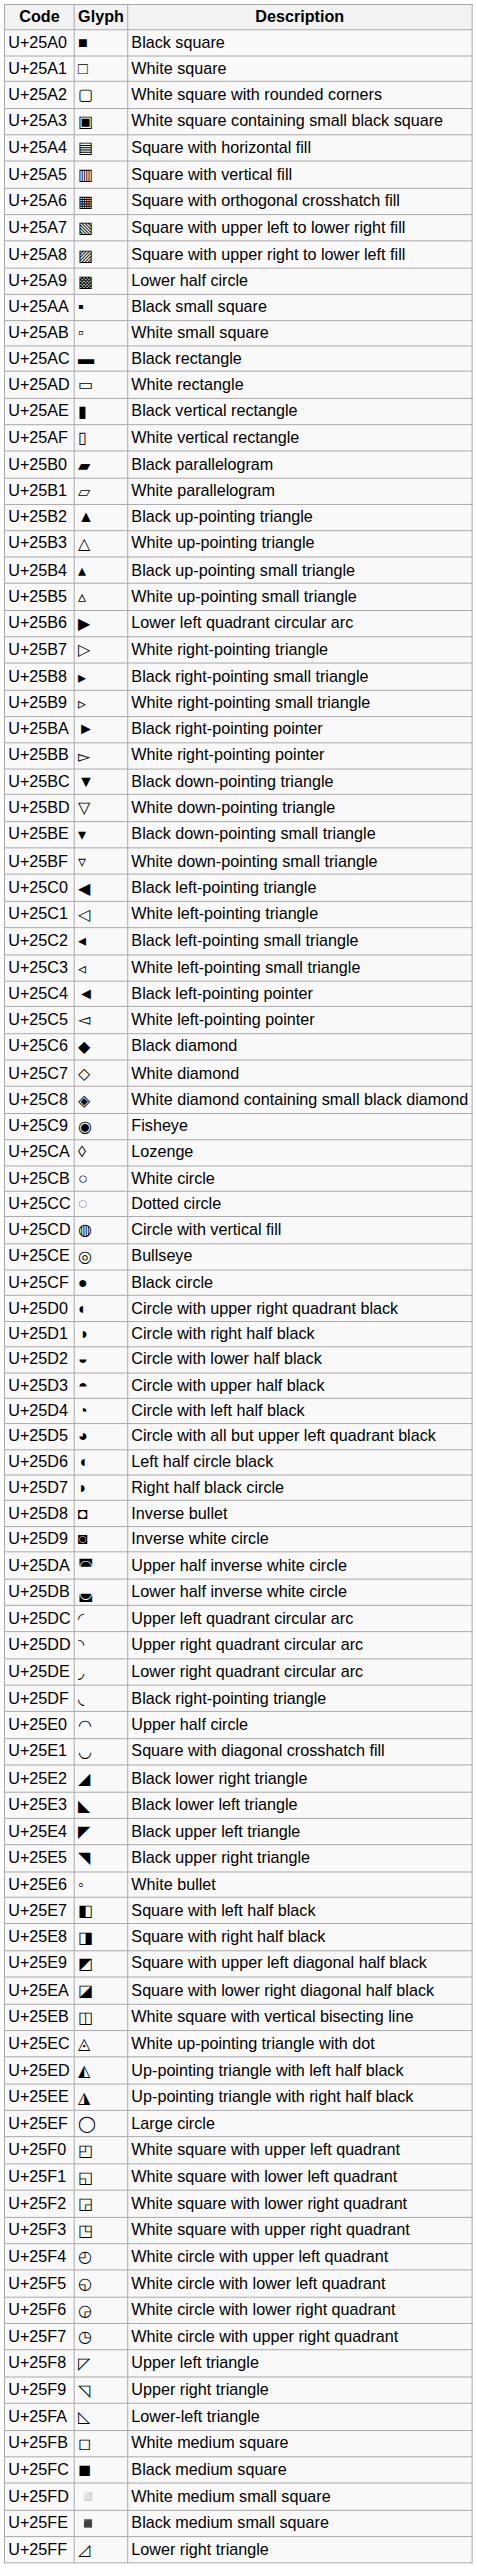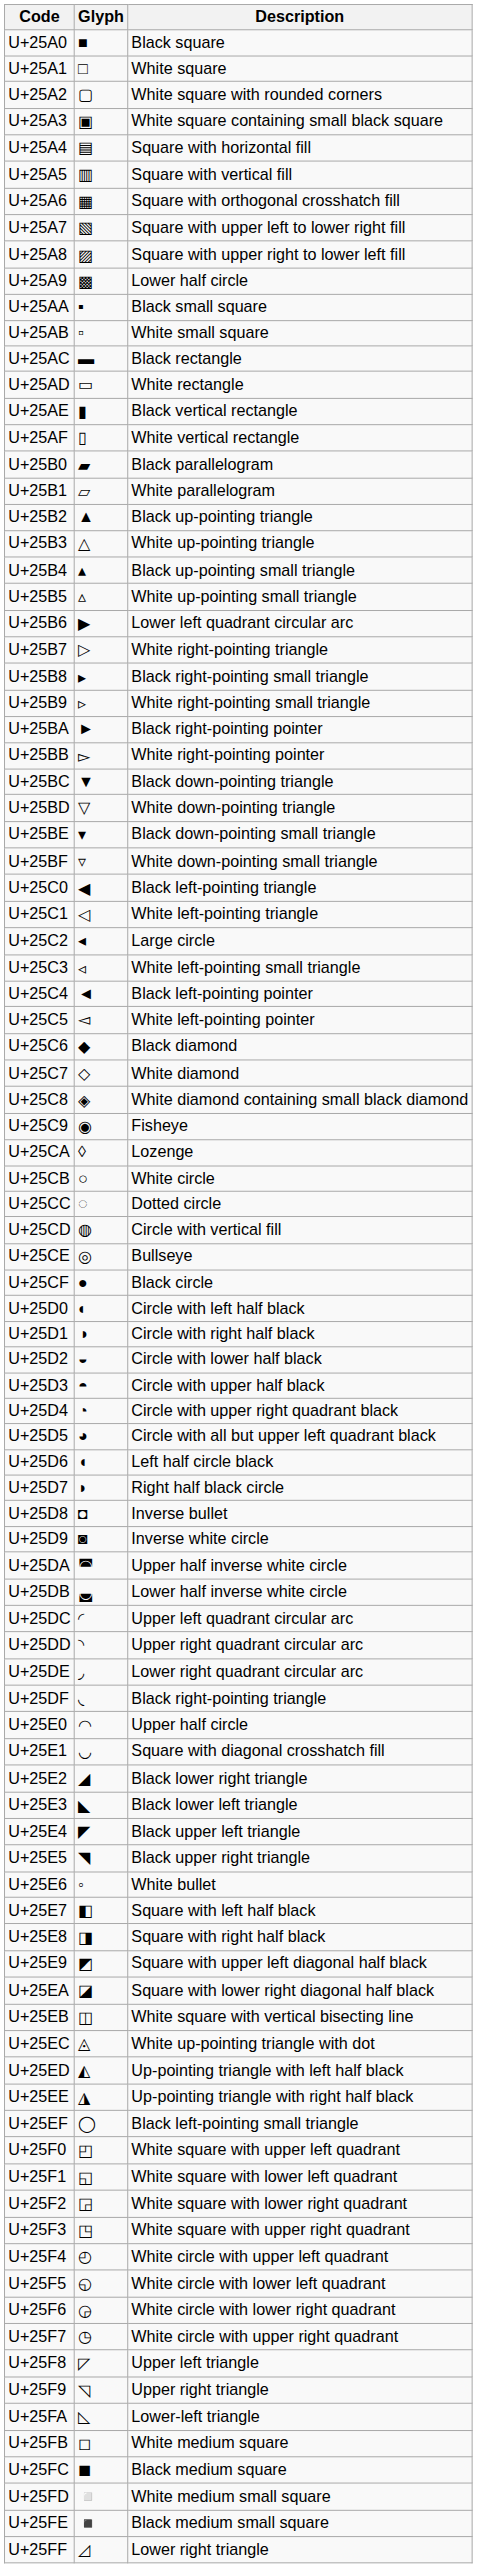(245, 941) Black left-pointing small triangle -> (173, 941) Large circle
(265, 1308) Circle with upper right quadrant black -> (218, 1308) Circle with left half black
(218, 1410) Circle with left half black -> (265, 1410) Circle with upper right quadrant black
(173, 2123) Large circle -> (245, 2123) Black left-pointing small triangle
